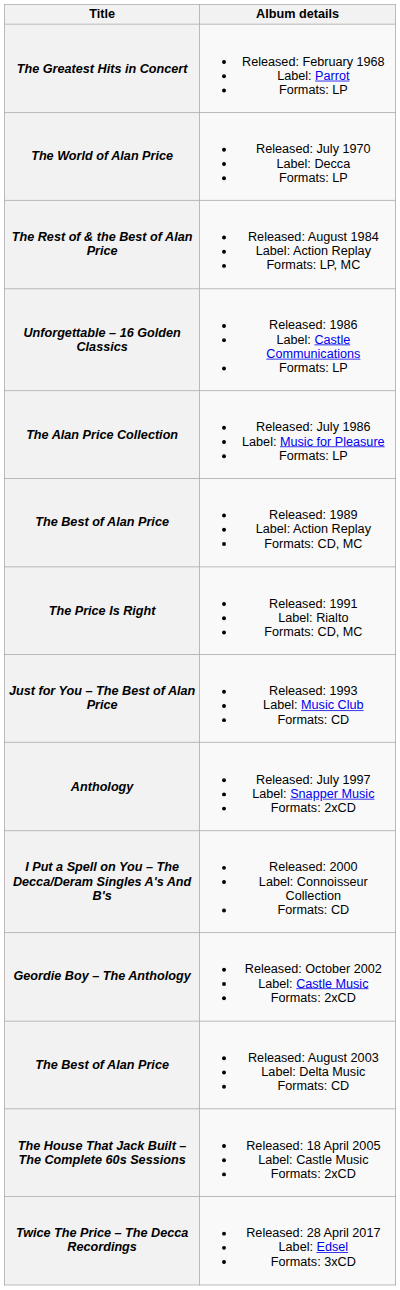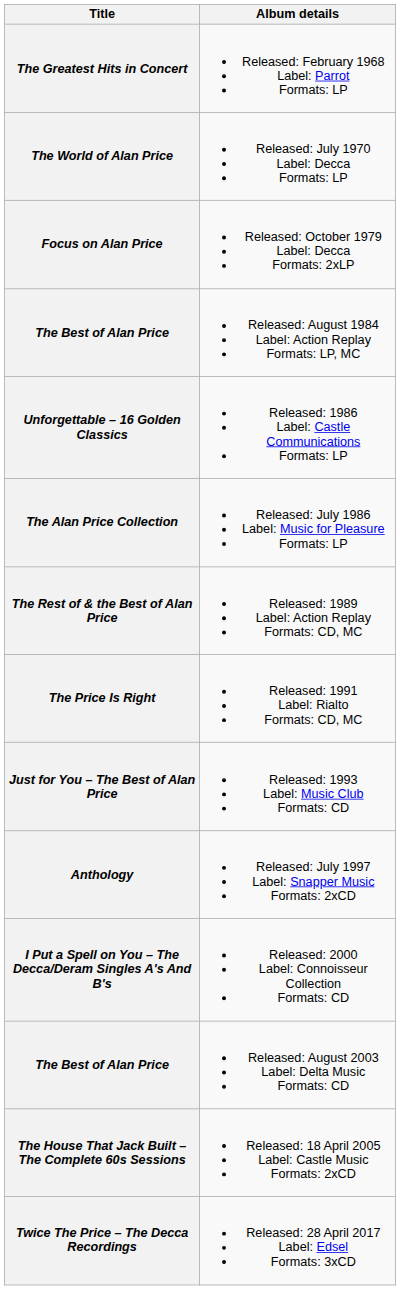+ row: (298, 252)
(102, 244) The Rest of & the Best of Alan Price -> (102, 332) The Best of Alan Price
(102, 522) The Best of Alan Price -> (102, 610) The Rest of & the Best of Alan Price
- row: (298, 984)
